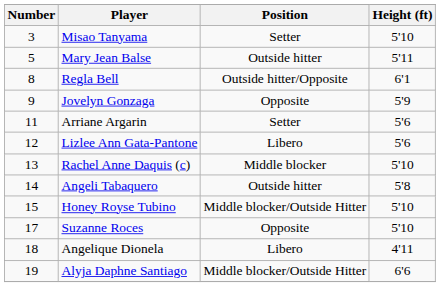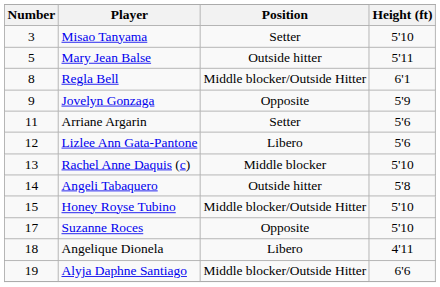(285, 79) Outside hitter/Opposite -> (285, 79) Middle blocker/Outside Hitter
